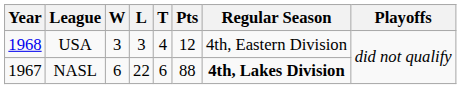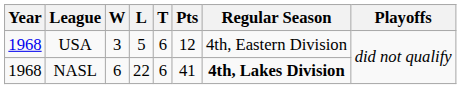(141, 44) 3 -> (141, 44) 5
(163, 44) 4 -> (163, 44) 6
(25, 70) 1967 -> (25, 70) 1968
(187, 70) 88 -> (187, 70) 41
